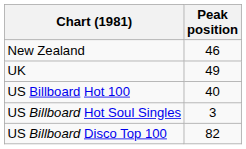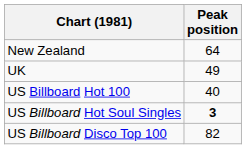(213, 50) 46 -> (213, 50) 64
(213, 112) normal -> (213, 112) bold
